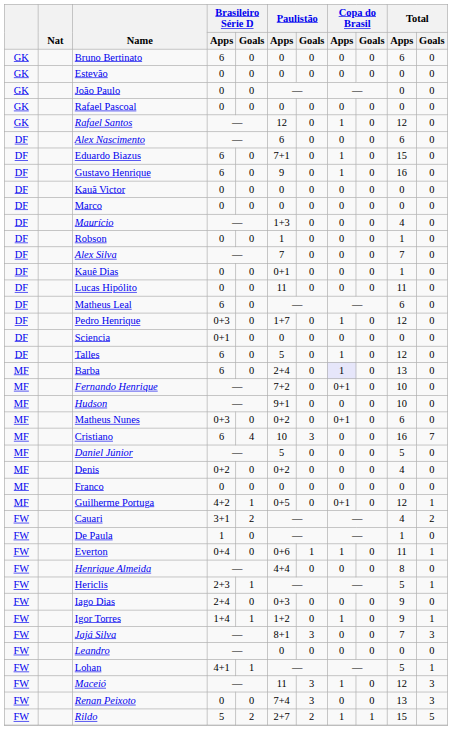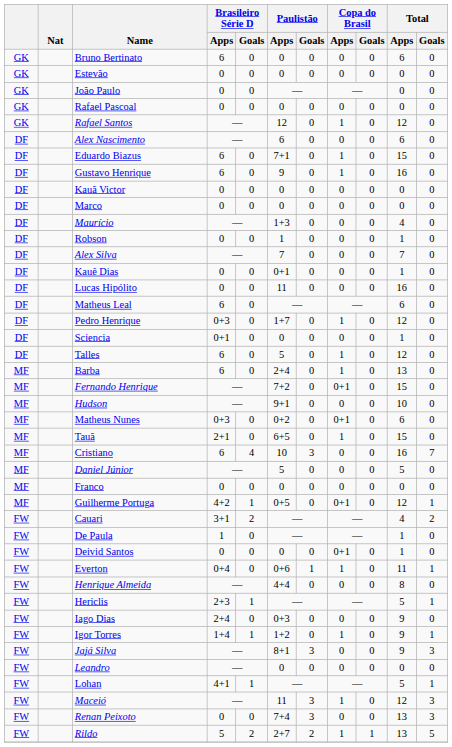(402, 288) 11 -> (402, 288) 16
(402, 337) 0 -> (402, 337) 1
(342, 370) lavender background -> (342, 370) no background
(402, 387) 10 -> (402, 387) 15
+ row: (85, 436)
- row: (87, 469)
+ row: (104, 552)
(402, 634) 7 -> (402, 651) 9
(402, 717) 15 -> (402, 733) 13
